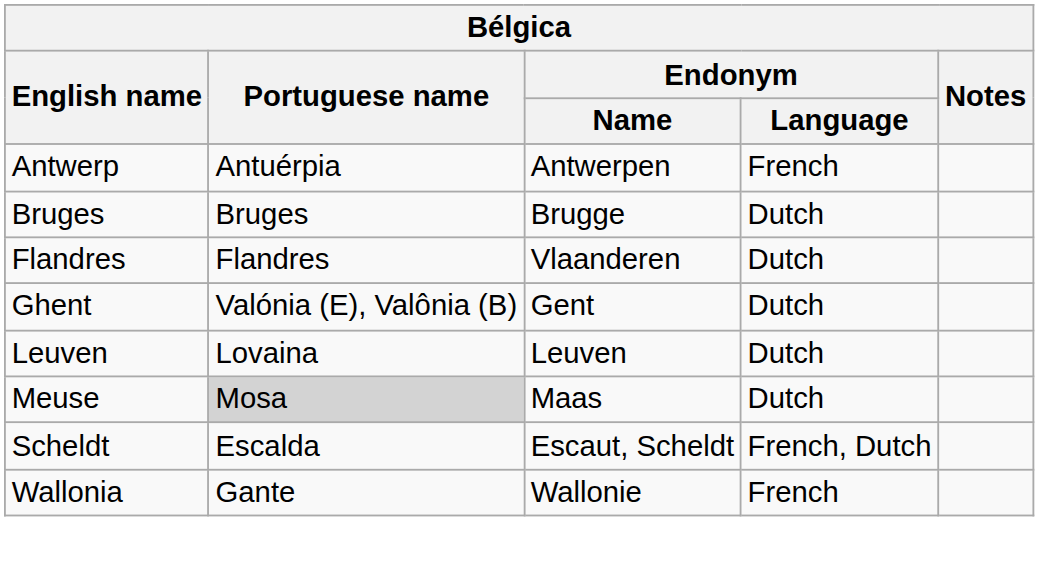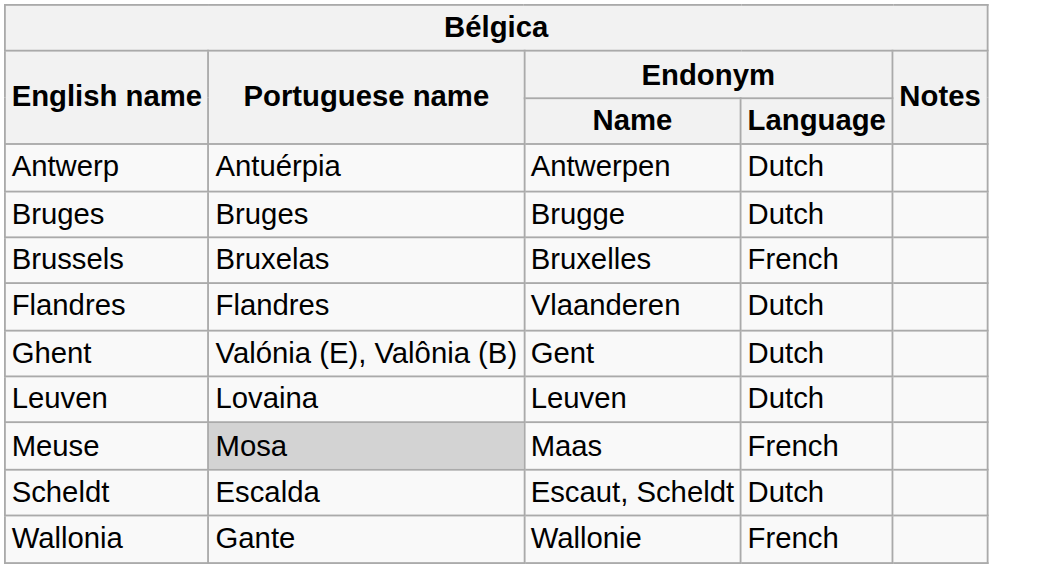(793, 167) French -> (786, 167) Dutch
+ row: (68, 259)
(786, 399) Dutch -> (793, 445) French
(840, 445) French, Dutch -> (786, 492) Dutch
